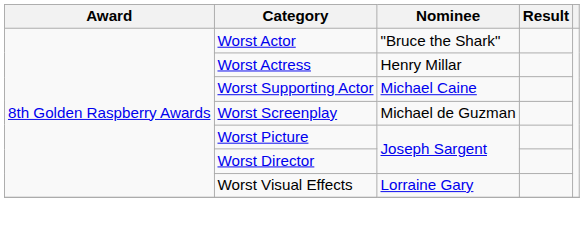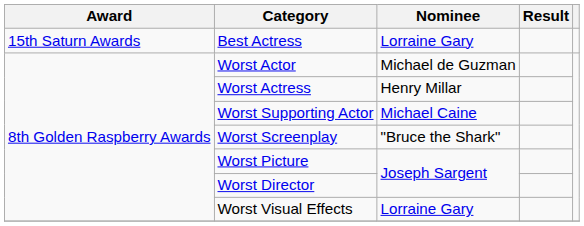+ row: (260, 40)
(440, 40) "Bruce the Shark" -> (448, 64) Michael de Guzman
(448, 112) Michael de Guzman -> (440, 137) "Bruce the Shark"
